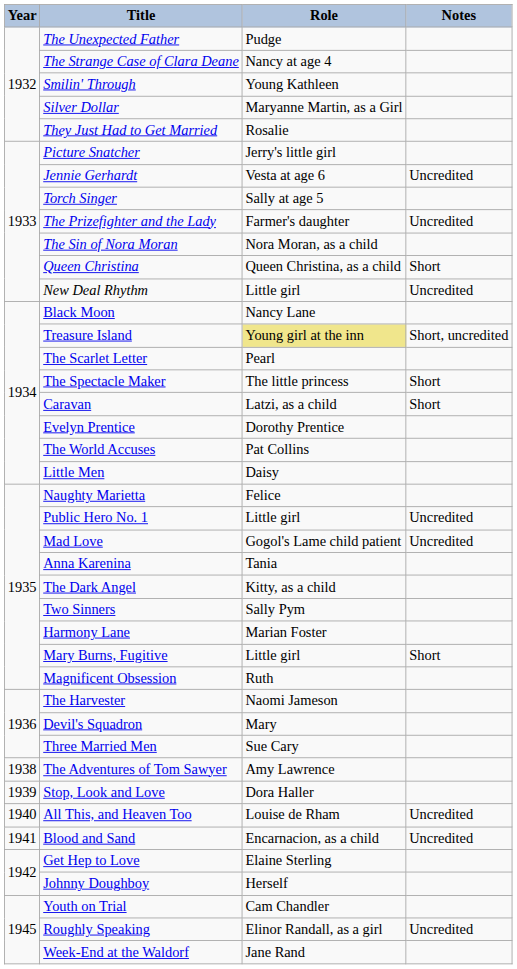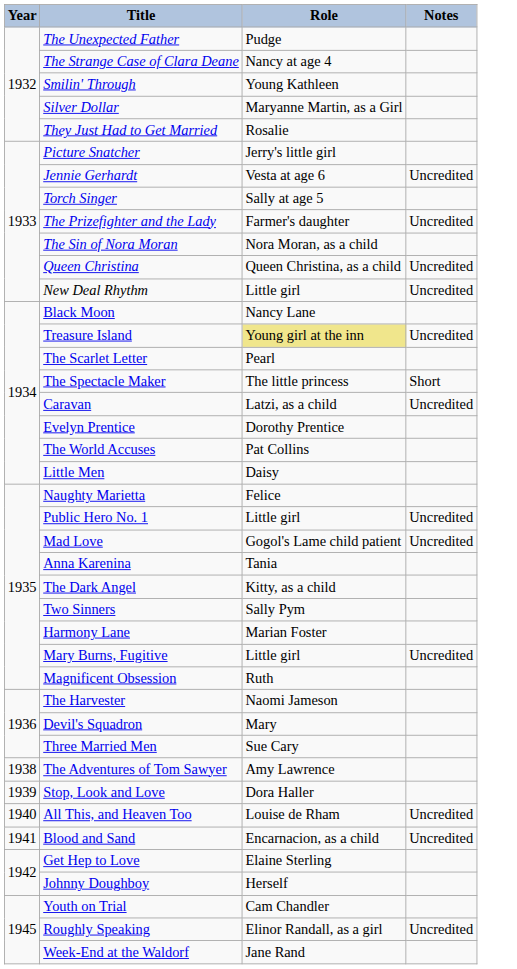(425, 267) Short -> (441, 267) Uncredited
(459, 335) Short, uncredited -> (441, 335) Uncredited
(425, 404) Short -> (441, 404) Uncredited
(425, 655) Short -> (441, 655) Uncredited
